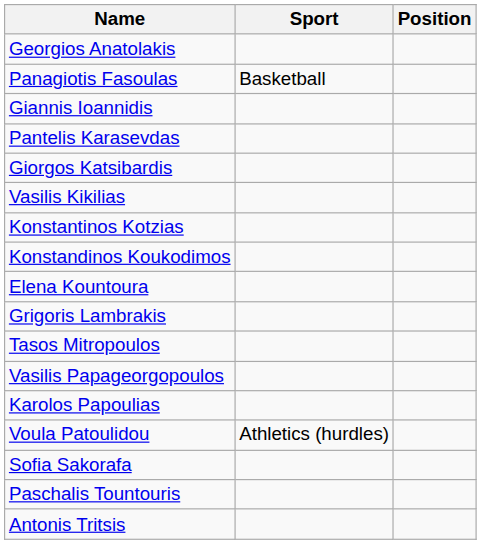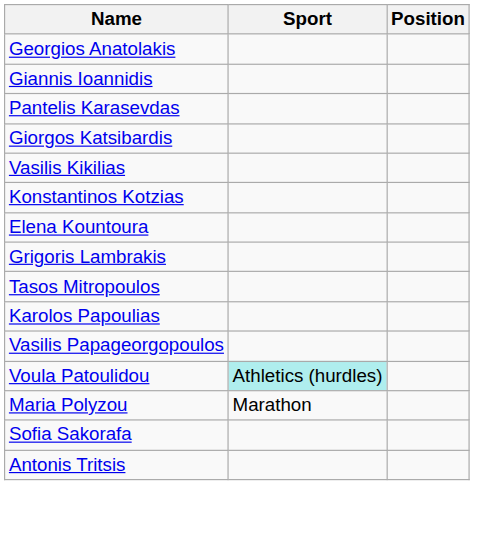- row: (93, 78)
- row: (120, 256)
rows swapped: (116, 375) <-> (84, 405)
(314, 434) no background -> (308, 375) paleturquoise background
+ row: (68, 405)
- row: (95, 494)
